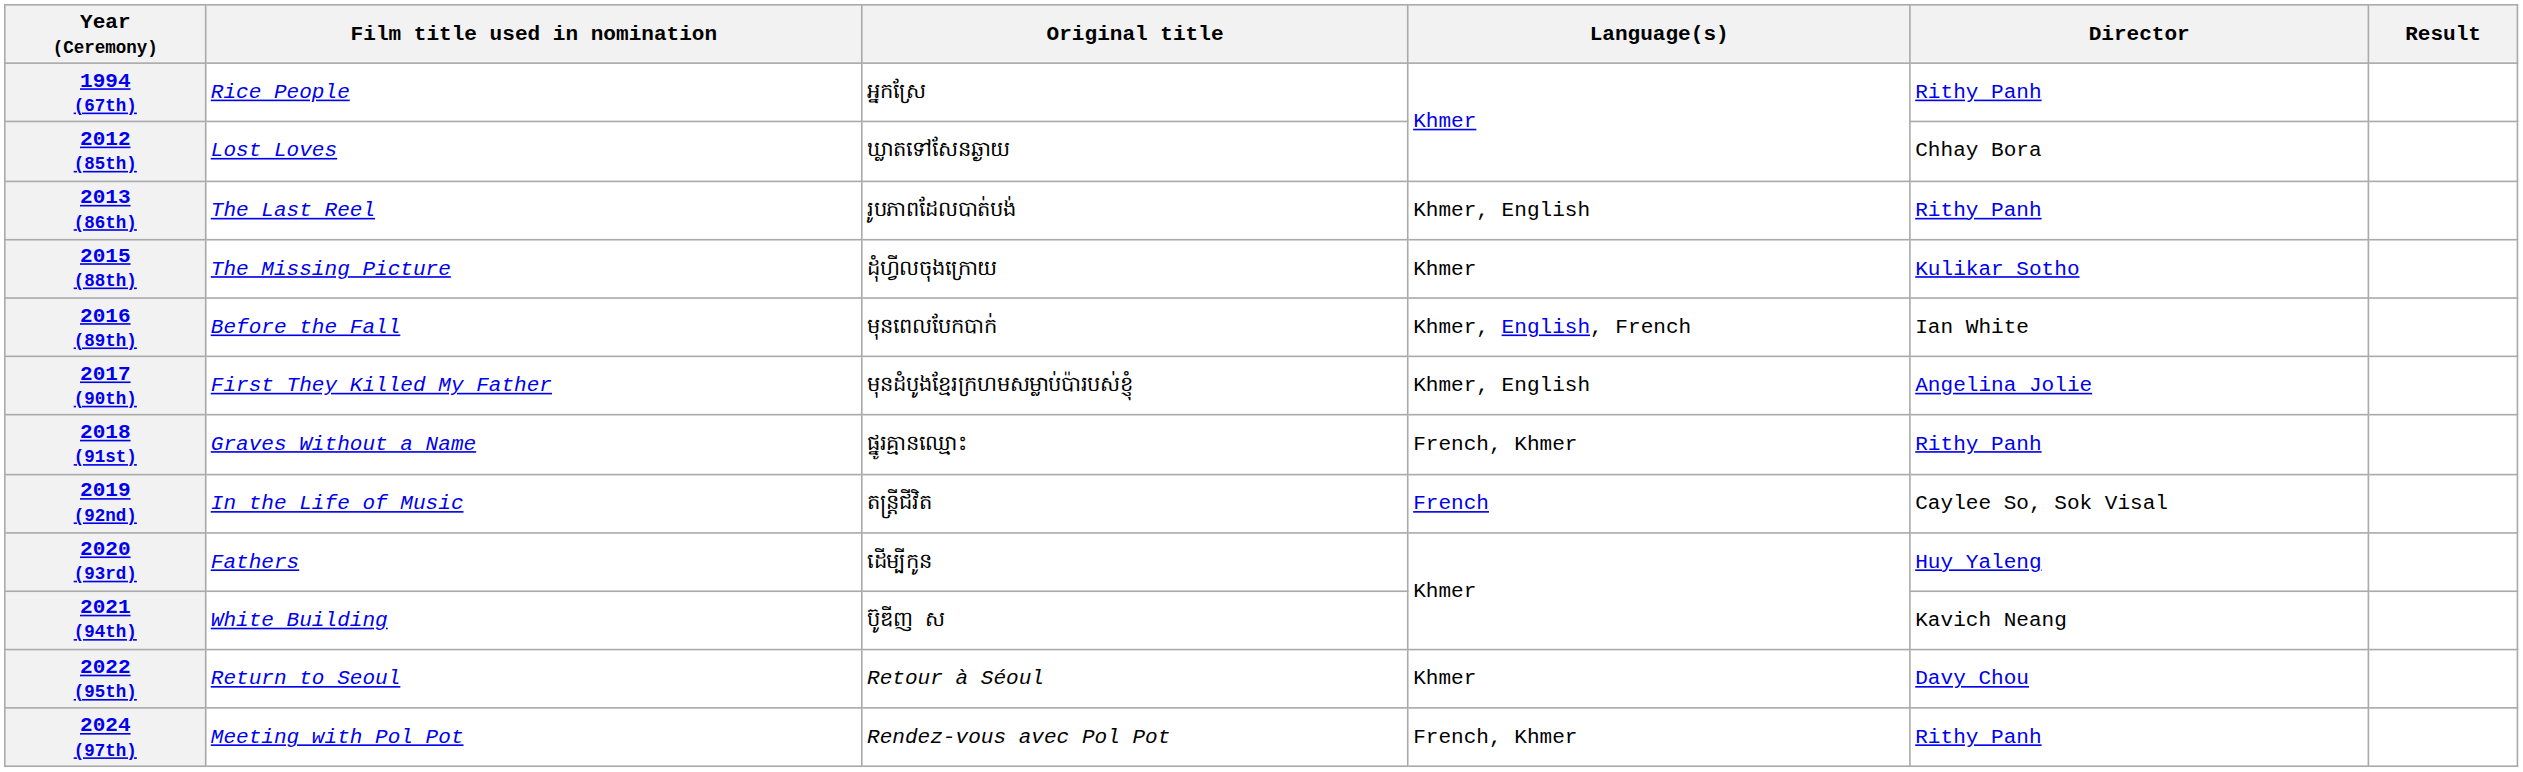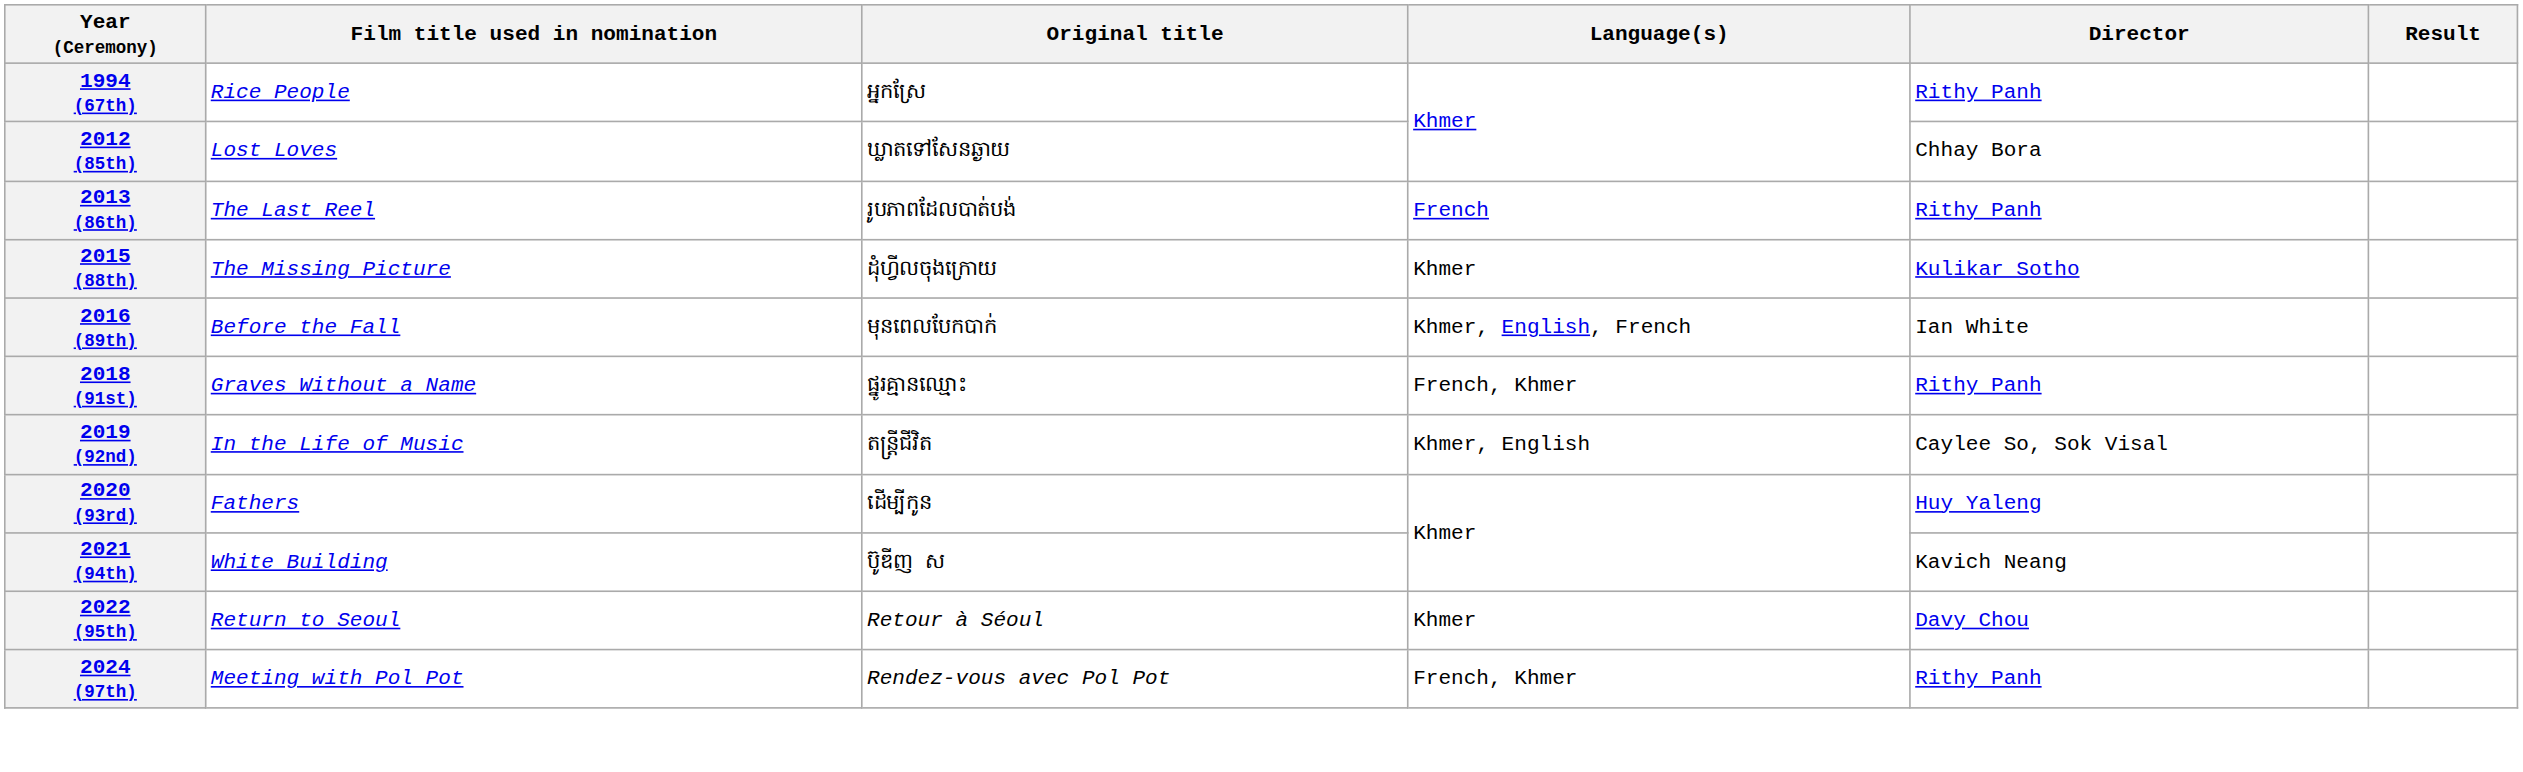(1502, 210) Khmer, English -> (1451, 210) French
- row: (105, 385)
(1451, 503) French -> (1502, 444) Khmer, English
